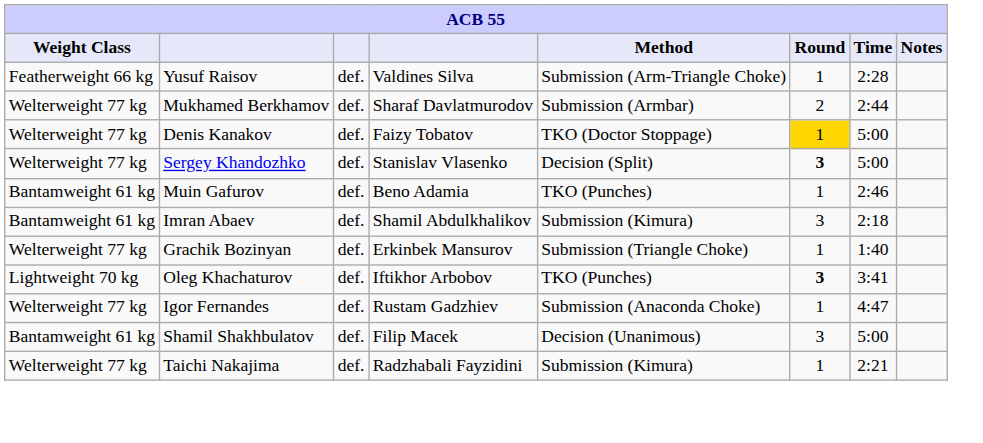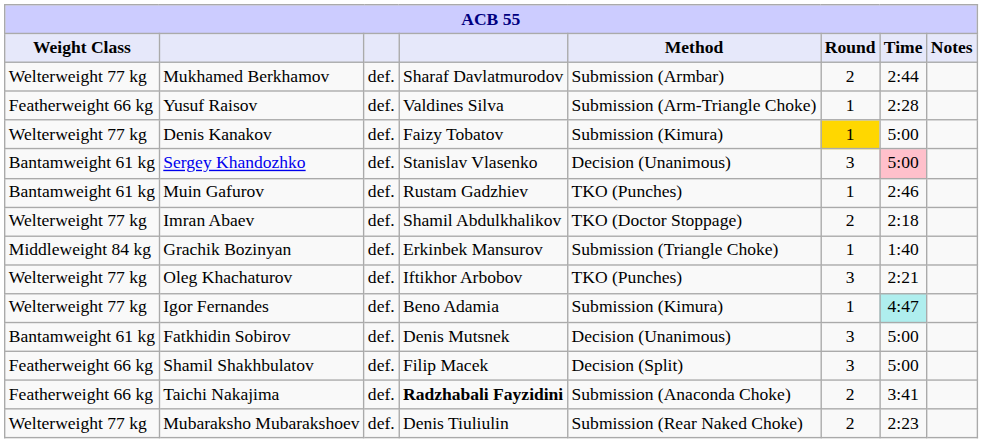rows swapped: (246, 105) <-> (210, 76)
(627, 134) TKO (Doctor Stoppage) -> (647, 134) Submission (Kimura)
(78, 163) Welterweight 77 kg -> (82, 163) Bantamweight 61 kg
(597, 163) Decision (Split) -> (651, 163) Decision (Unanimous)
(820, 163) bold -> (850, 163) normal
(873, 163) no background -> (903, 163) pink background
(421, 192) Beno Adamia -> (466, 192) Rustam Gadzhiev
(82, 221) Bantamweight 61 kg -> (78, 221) Welterweight 77 kg
(617, 221) Submission (Kimura) -> (657, 221) TKO (Doctor Stoppage)
(820, 221) 3 -> (850, 221) 2
(78, 249) Welterweight 77 kg -> (80, 249) Middleweight 84 kg
(74, 278) Lightweight 70 kg -> (78, 278) Welterweight 77 kg
(820, 278) bold -> (850, 278) normal
(873, 278) 3:41 -> (903, 278) 2:21
(435, 307) Rustam Gadzhiev -> (451, 307) Beno Adamia
(651, 307) Submission (Anaconda Choke) -> (647, 307) Submission (Kimura)
(873, 307) no background -> (903, 307) paleturquoise background
+ row: (227, 336)
(82, 336) Bantamweight 61 kg -> (81, 365) Featherweight 66 kg
(621, 336) Decision (Unanimous) -> (627, 365) Decision (Split)
(78, 365) Welterweight 77 kg -> (81, 394) Featherweight 66 kg
(448, 365) normal -> (483, 394) bold
(617, 365) Submission (Kimura) -> (681, 394) Submission (Anaconda Choke)
(820, 365) 1 -> (850, 394) 2
(873, 365) 2:21 -> (903, 394) 3:41
+ row: (261, 423)
